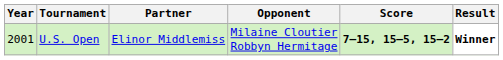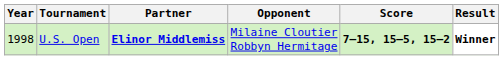(21, 39) 2001 -> (21, 39) 1998
(168, 39) normal -> (168, 39) bold
